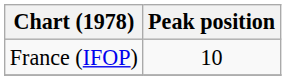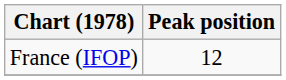(212, 57) 10 -> (212, 57) 12
